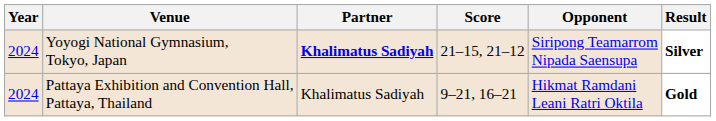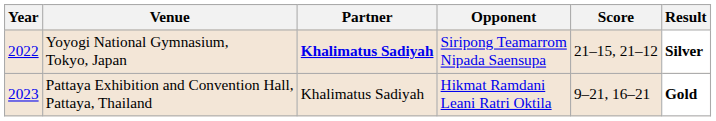columns swapped: (595, 17) <-> (483, 17)
(23, 51) 2024 -> (23, 51) 2022
(23, 94) 2024 -> (23, 94) 2023
